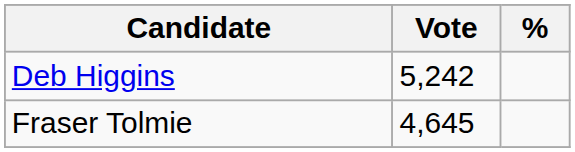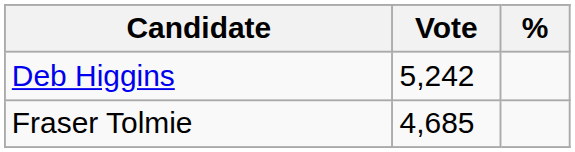(437, 123) 4,645 -> (437, 123) 4,685
